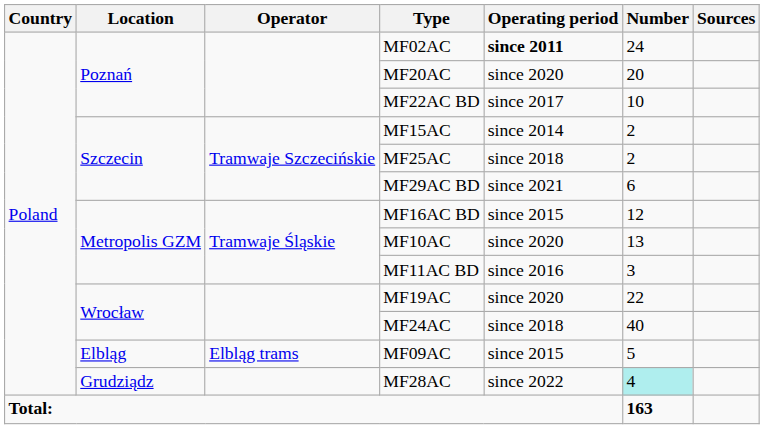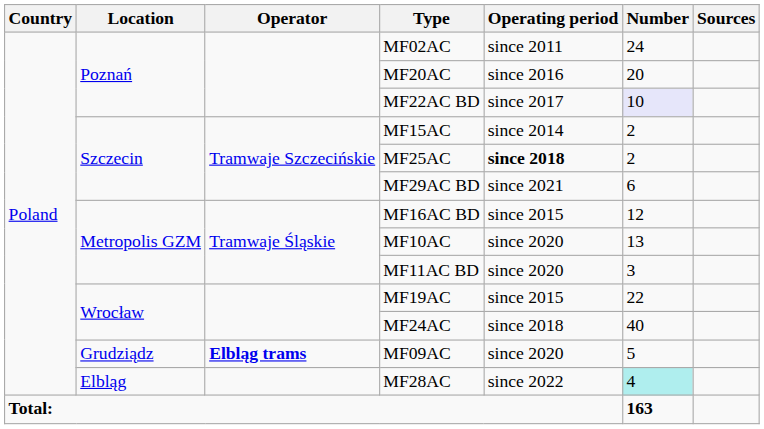(526, 46) bold -> (525, 46) normal
(526, 74) since 2020 -> (526, 74) since 2016
(635, 102) no background -> (635, 102) lavender background
(526, 158) normal -> (526, 158) bold
(526, 269) since 2016 -> (526, 269) since 2020
(526, 297) since 2020 -> (526, 297) since 2015
(103, 353) Elbląg -> (117, 353) Grudziądz
(254, 353) normal -> (258, 353) bold
(526, 353) since 2015 -> (526, 353) since 2020
(117, 381) Grudziądz -> (103, 381) Elbląg
